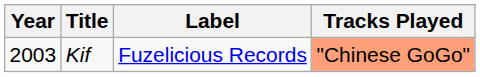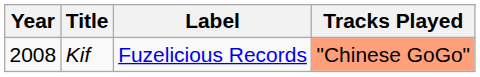(33, 54) 2003 -> (33, 54) 2008
